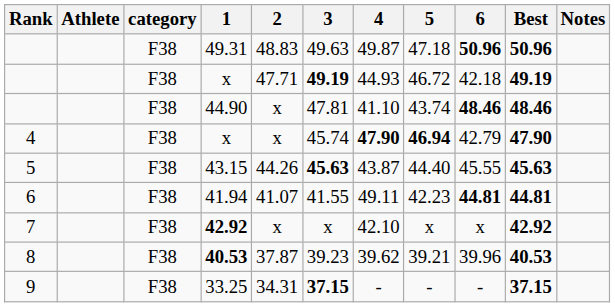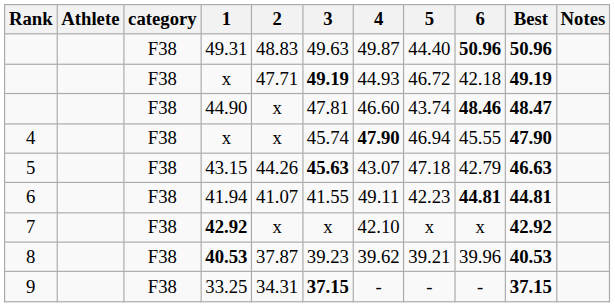(429, 49) 47.18 -> (429, 49) 44.40
(379, 108) 41.10 -> (379, 108) 46.60
(531, 108) 48.46 -> (531, 108) 48.47
(429, 138) bold -> (429, 138) normal
(480, 138) 42.79 -> (480, 138) 45.55
(379, 167) 43.87 -> (379, 167) 43.07
(429, 167) 44.40 -> (429, 167) 47.18
(480, 167) 45.55 -> (480, 167) 42.79
(531, 167) 45.63 -> (531, 167) 46.63
